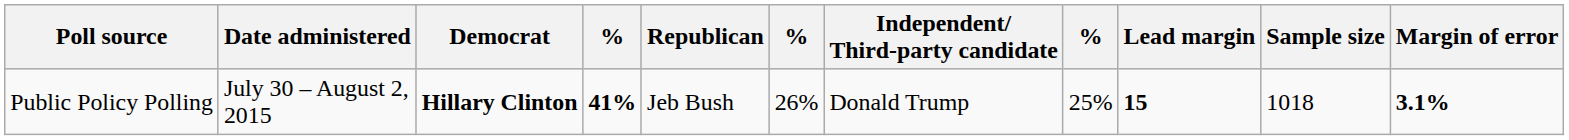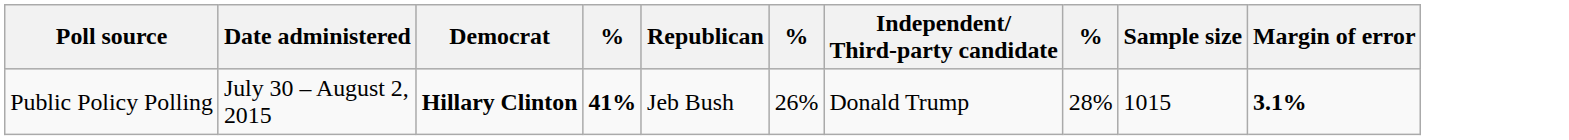- column: (1189, 36)
(1091, 101) 25% -> (1091, 101) 28%
(1290, 101) 1018 -> (1147, 101) 1015
